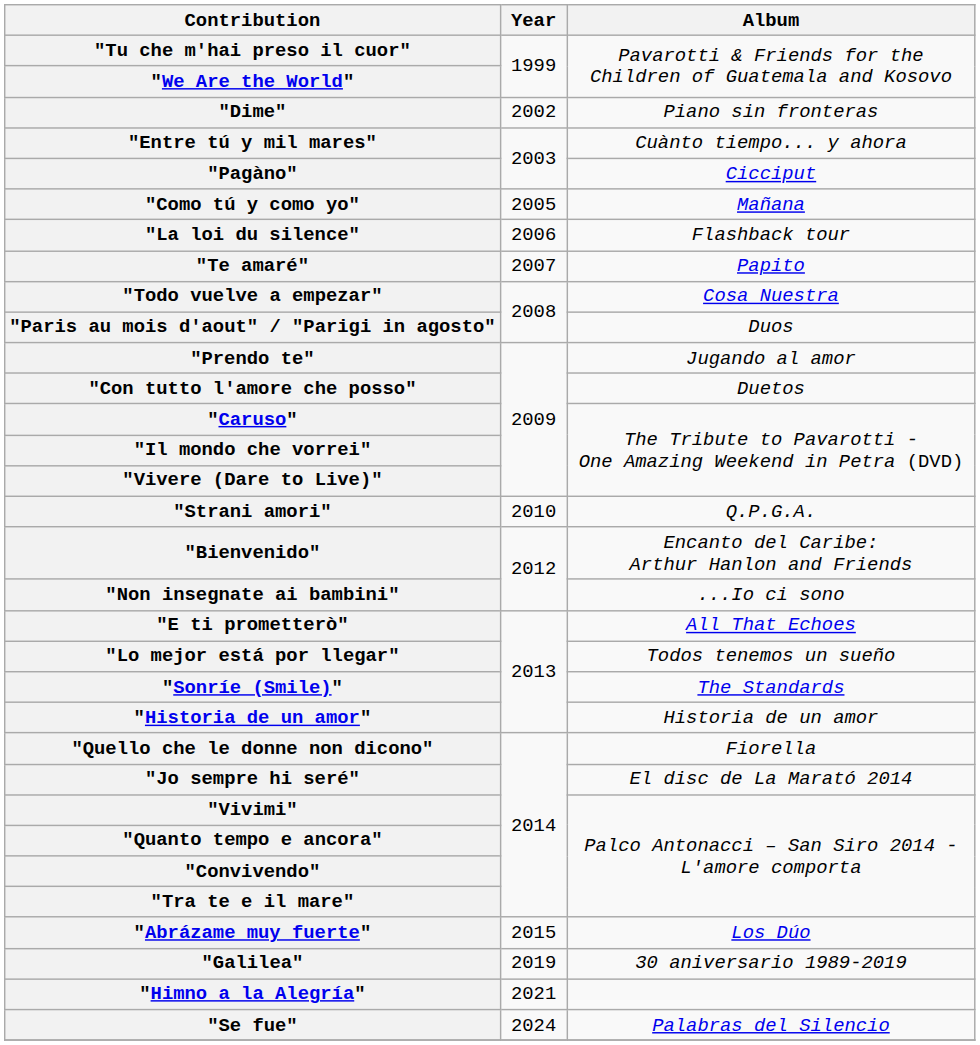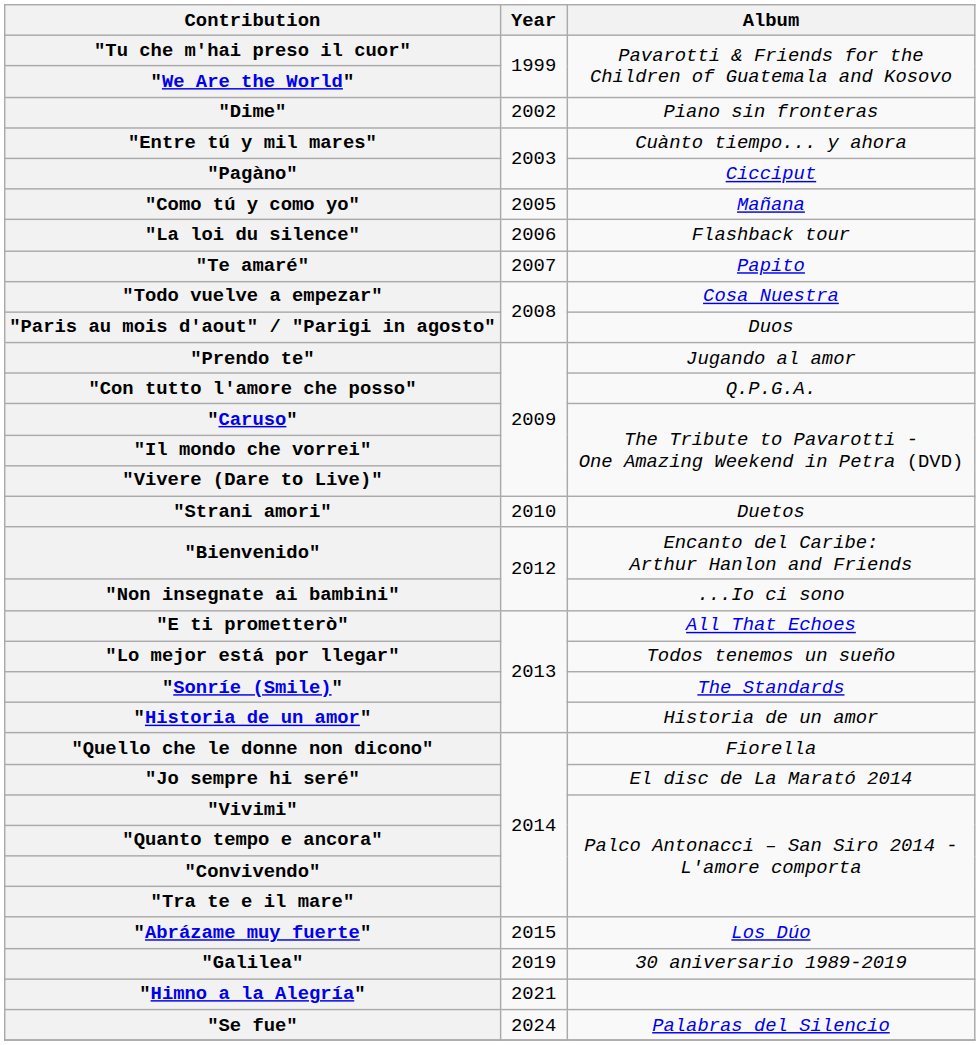(771, 389) Duetos -> (771, 389) Q.P.G.A.
(771, 512) Q.P.G.A. -> (771, 512) Duetos
